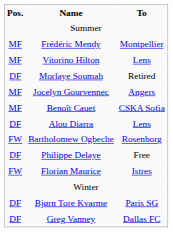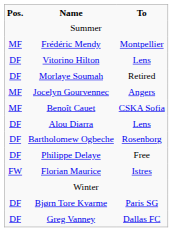(15, 60) MF -> (15, 60) DF
(15, 139) FW -> (15, 139) DF
